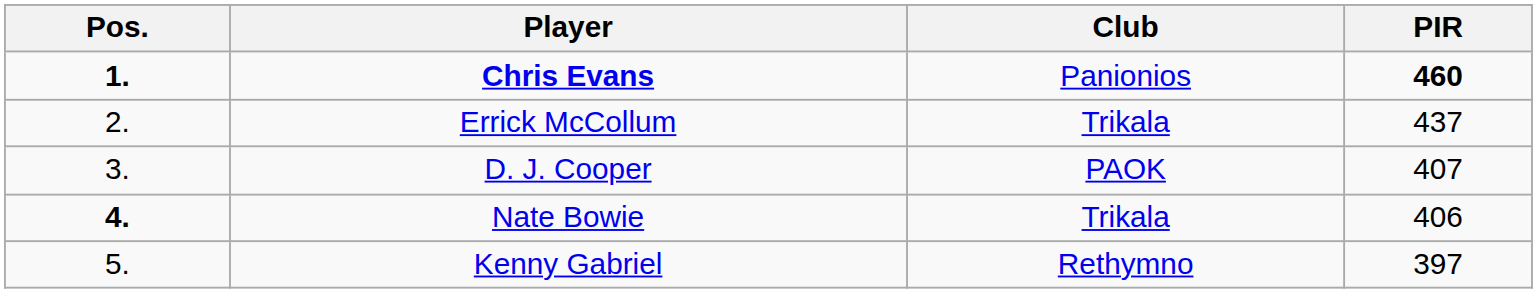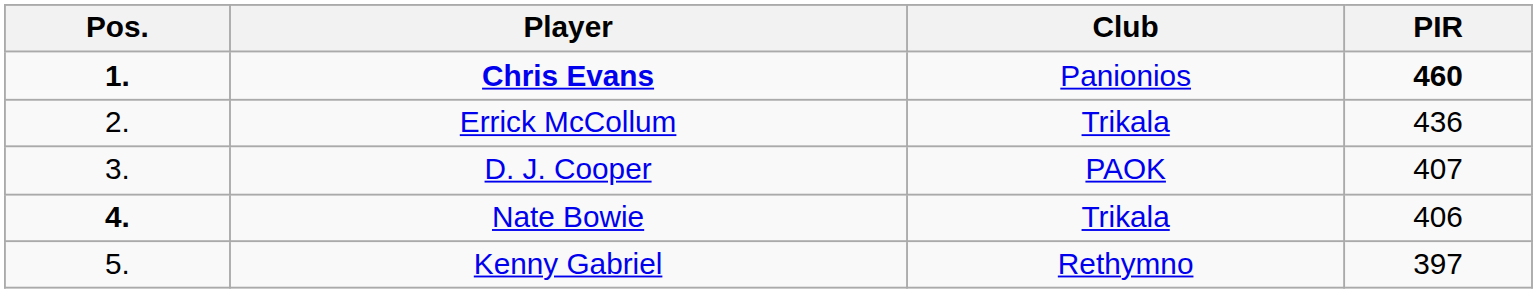(1438, 122) 437 -> (1438, 122) 436
